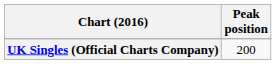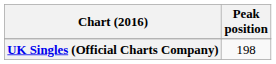(246, 49) 200 -> (246, 49) 198
